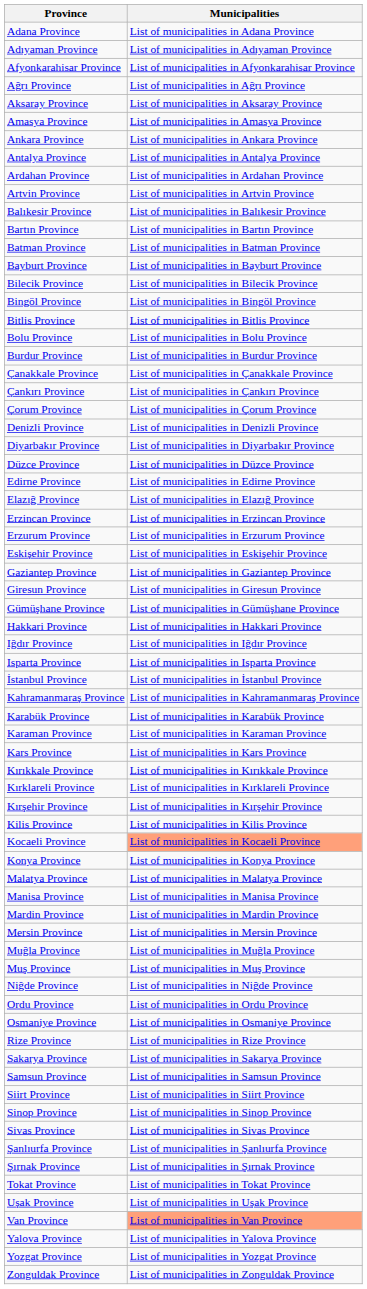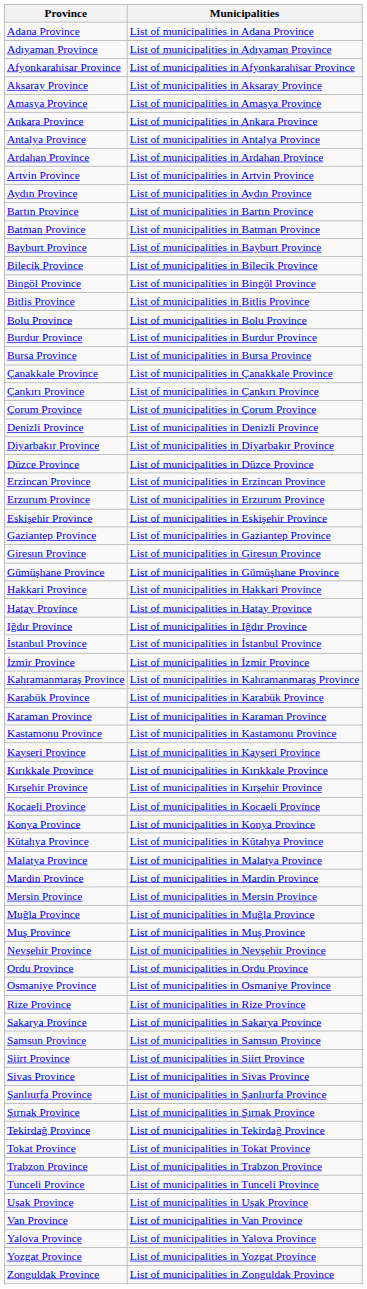- row: (39, 85)
+ row: (42, 193)
- row: (49, 211)
+ row: (42, 355)
- row: (44, 481)
- row: (43, 499)
+ row: (42, 608)
- row: (44, 662)
+ row: (41, 662)
- row: (39, 752)
+ row: (54, 734)
+ row: (46, 752)
- row: (51, 788)
- row: (40, 824)
(225, 842) lightsalmon background -> (225, 806) no background
+ row: (48, 842)
- row: (45, 896)
+ row: (49, 950)
- row: (42, 986)
- row: (42, 1112)
+ row: (49, 1130)
+ row: (47, 1166)
+ row: (46, 1184)
(216, 1220) lightsalmon background -> (216, 1220) no background
